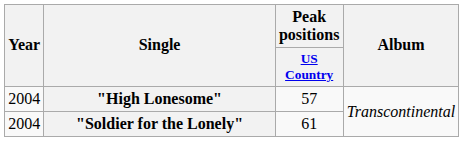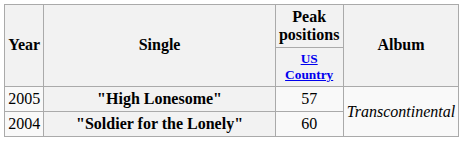(24, 98) 2004 -> (24, 98) 2005
(309, 124) 61 -> (309, 124) 60
